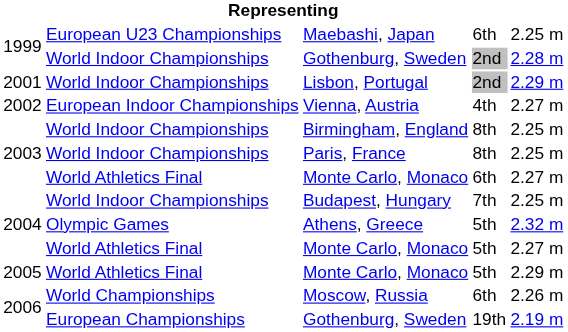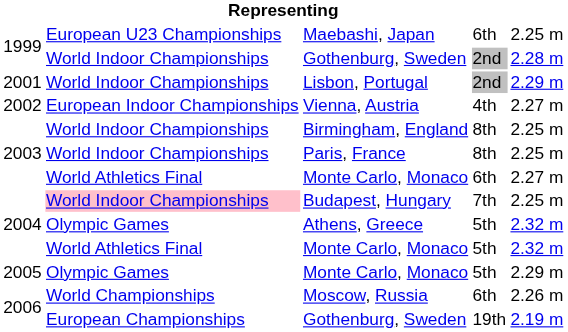(157, 201) no background -> (157, 201) pink background
(537, 248) 2.27 m -> (537, 248) 2.32 m
(124, 272) World Athletics Final -> (107, 272) Olympic Games
